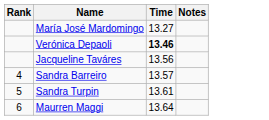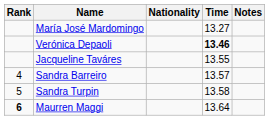+ column: (174, 12)
(161, 60) 13.56 -> (217, 60) 13.55
(161, 92) 13.61 -> (217, 92) 13.58
(19, 108) normal -> (19, 108) bold
